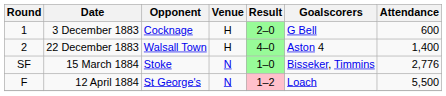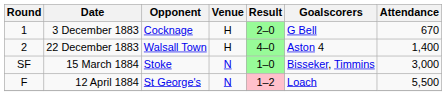(430, 30) 600 -> (430, 30) 670
(425, 64) 2,776 -> (425, 64) 3,000
